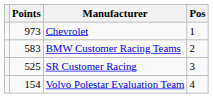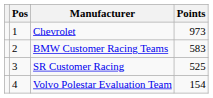columns swapped: (197, 13) <-> (26, 13)
